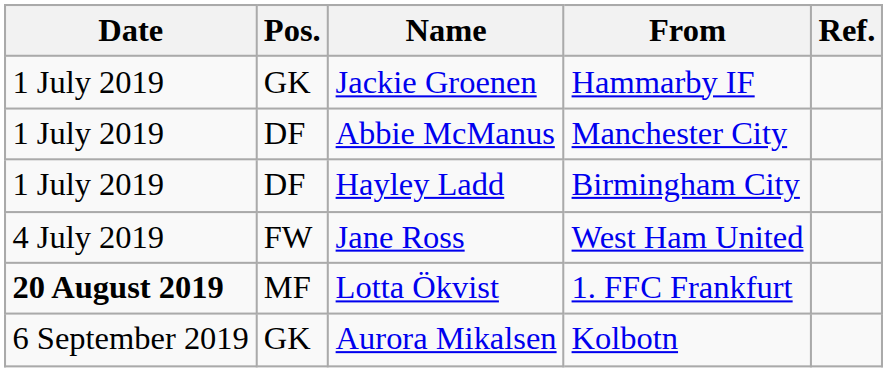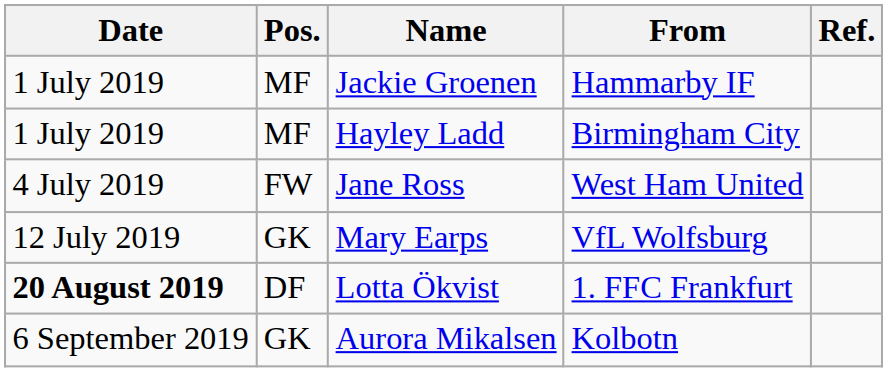(287, 81) GK -> (287, 81) MF
- row: (445, 133)
(285, 184) DF -> (287, 133) MF
+ row: (412, 236)
(287, 287) MF -> (285, 287) DF
